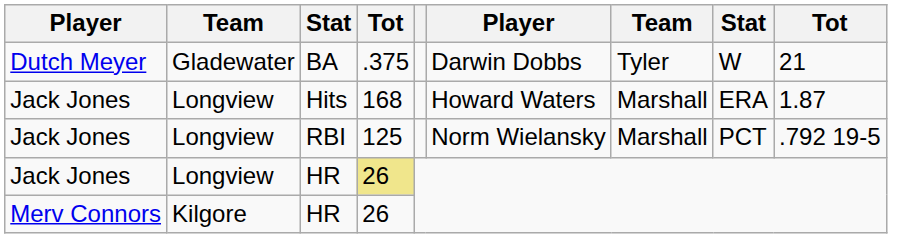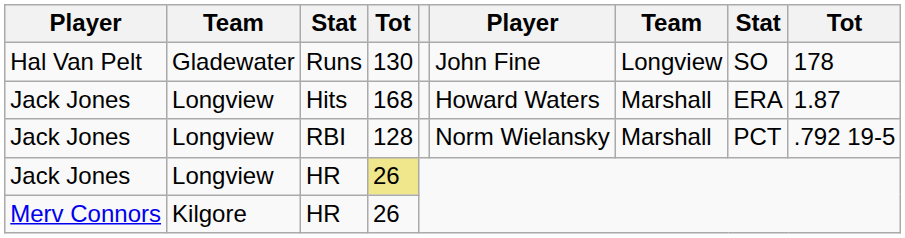- row: (78, 61)
+ row: (76, 61)
(382, 137) 125 -> (393, 137) 128
